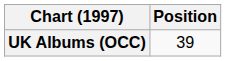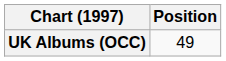(185, 42) 39 -> (185, 42) 49
